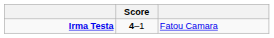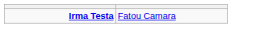- column: (137, 12)
